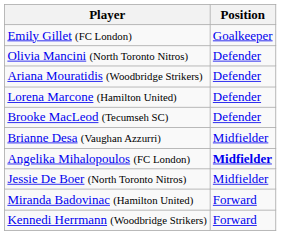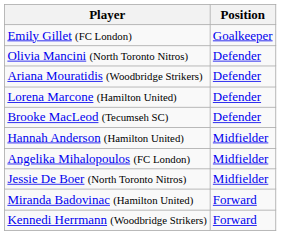+ row: (96, 138)
- row: (84, 138)
(242, 158) bold -> (241, 158) normal
